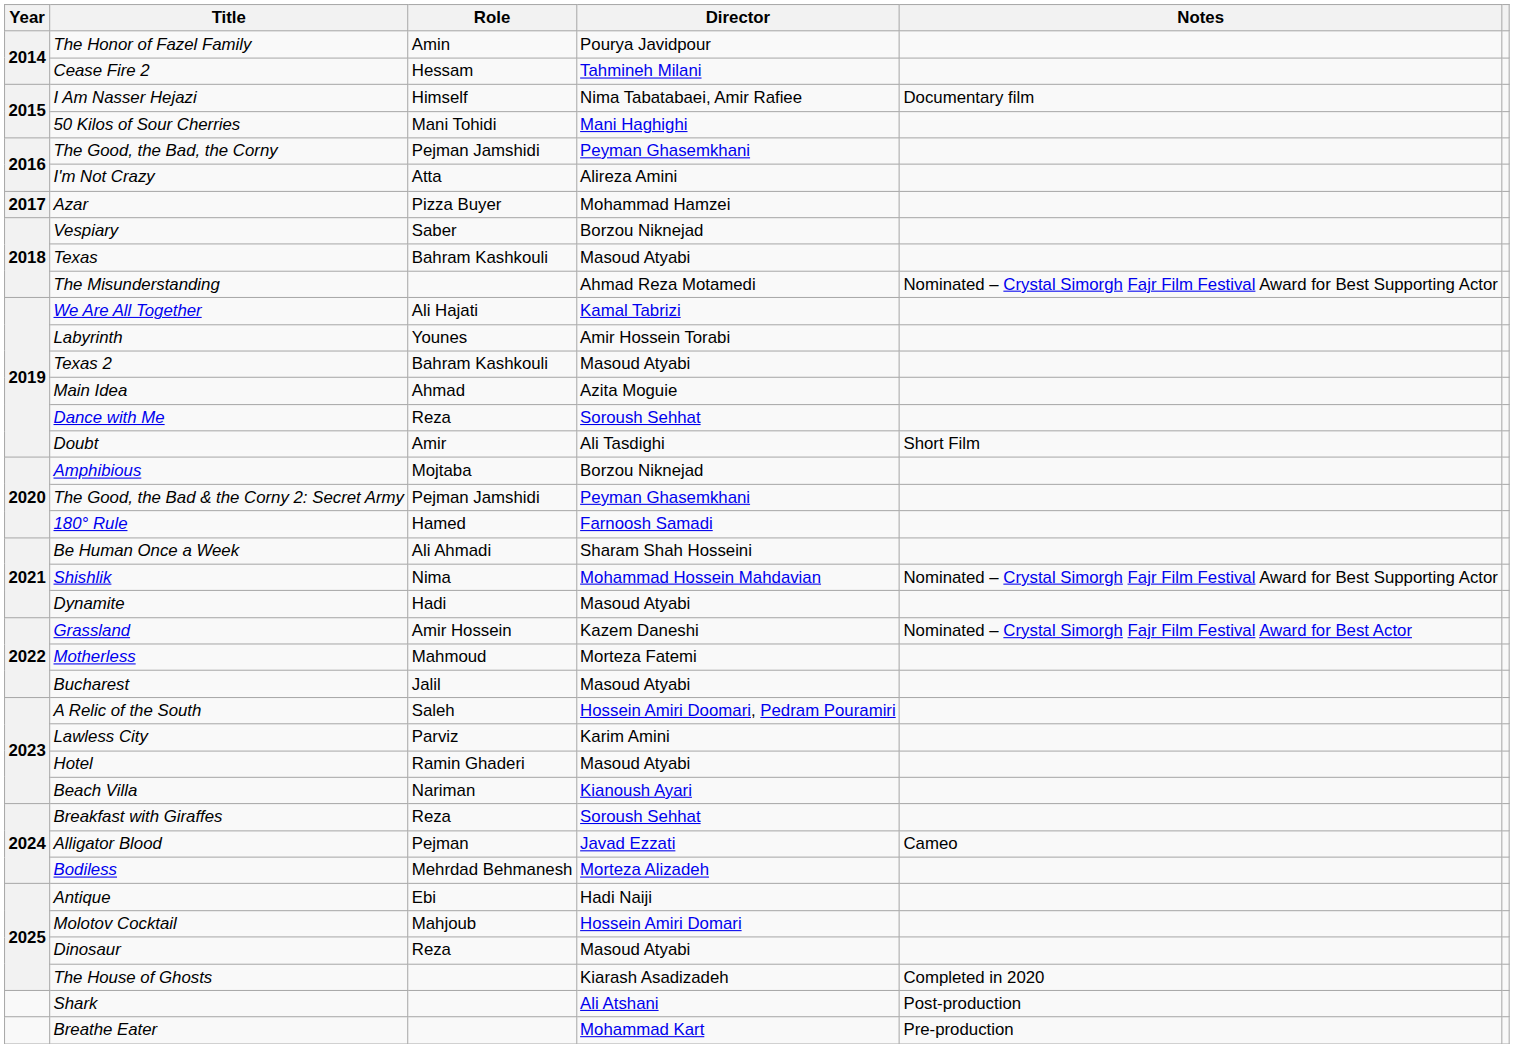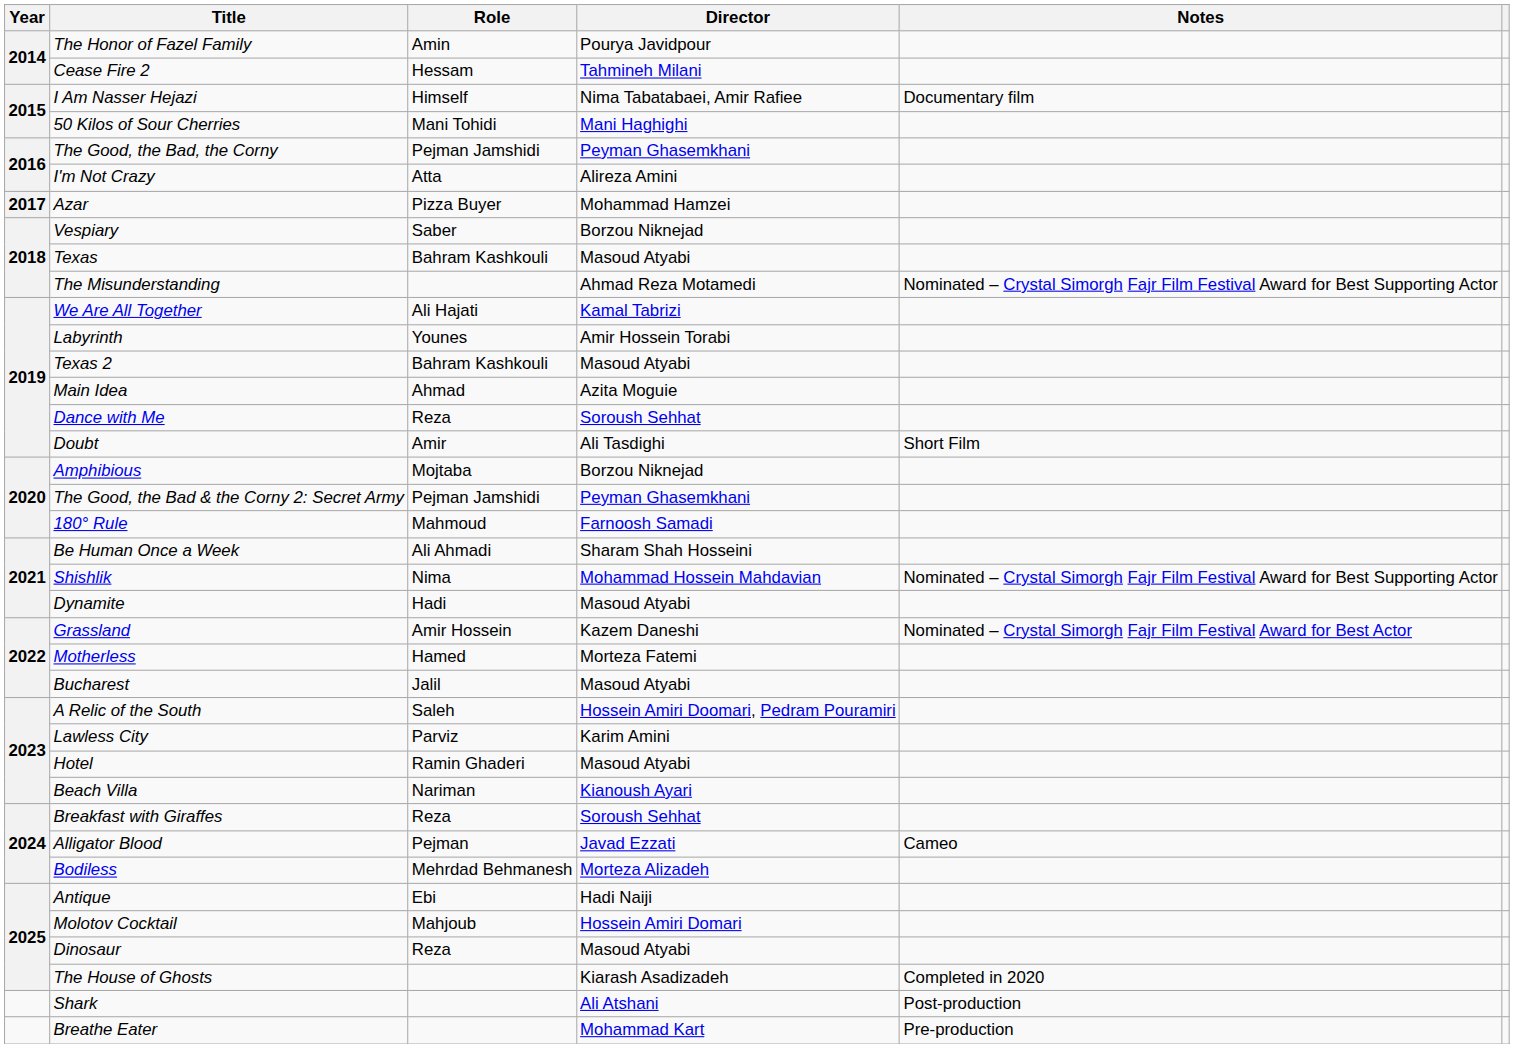(439, 524) Hamed -> (449, 524) Mahmoud
(449, 657) Mahmoud -> (439, 657) Hamed
